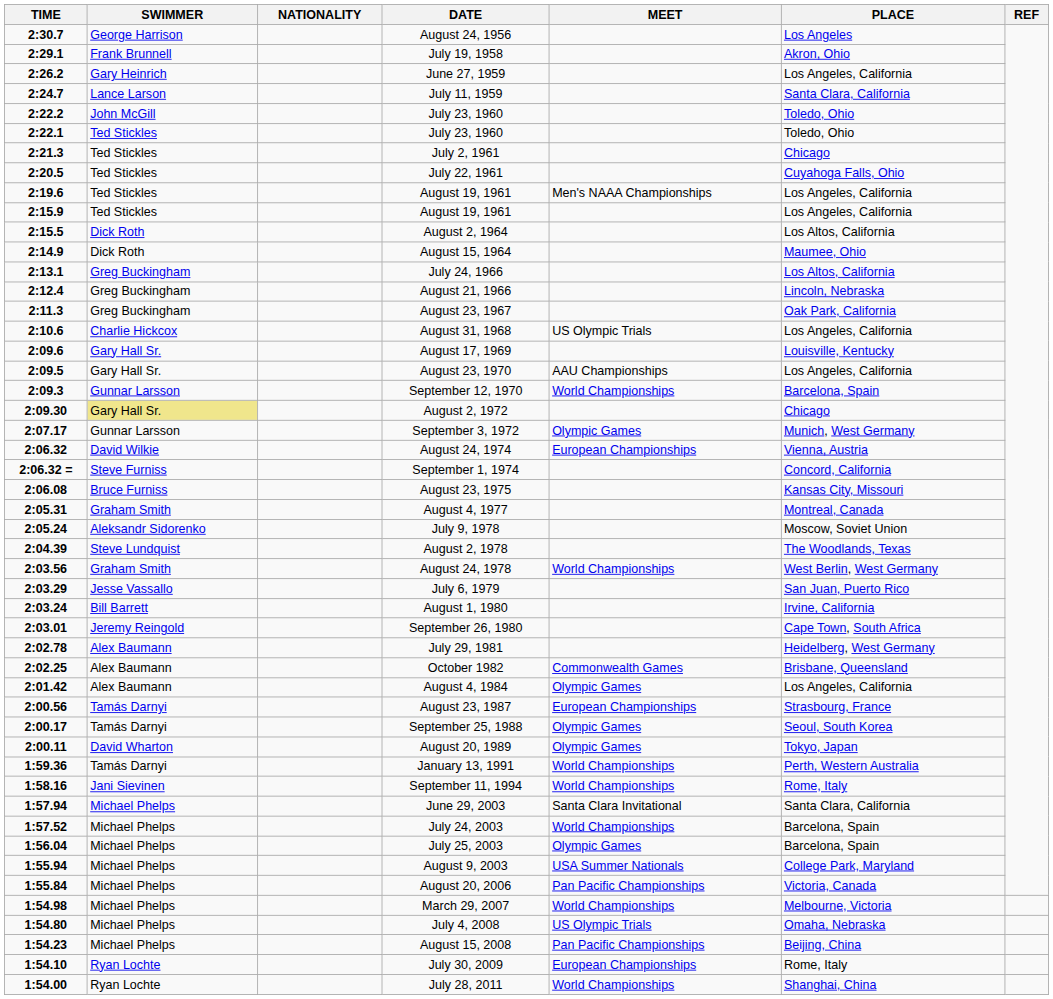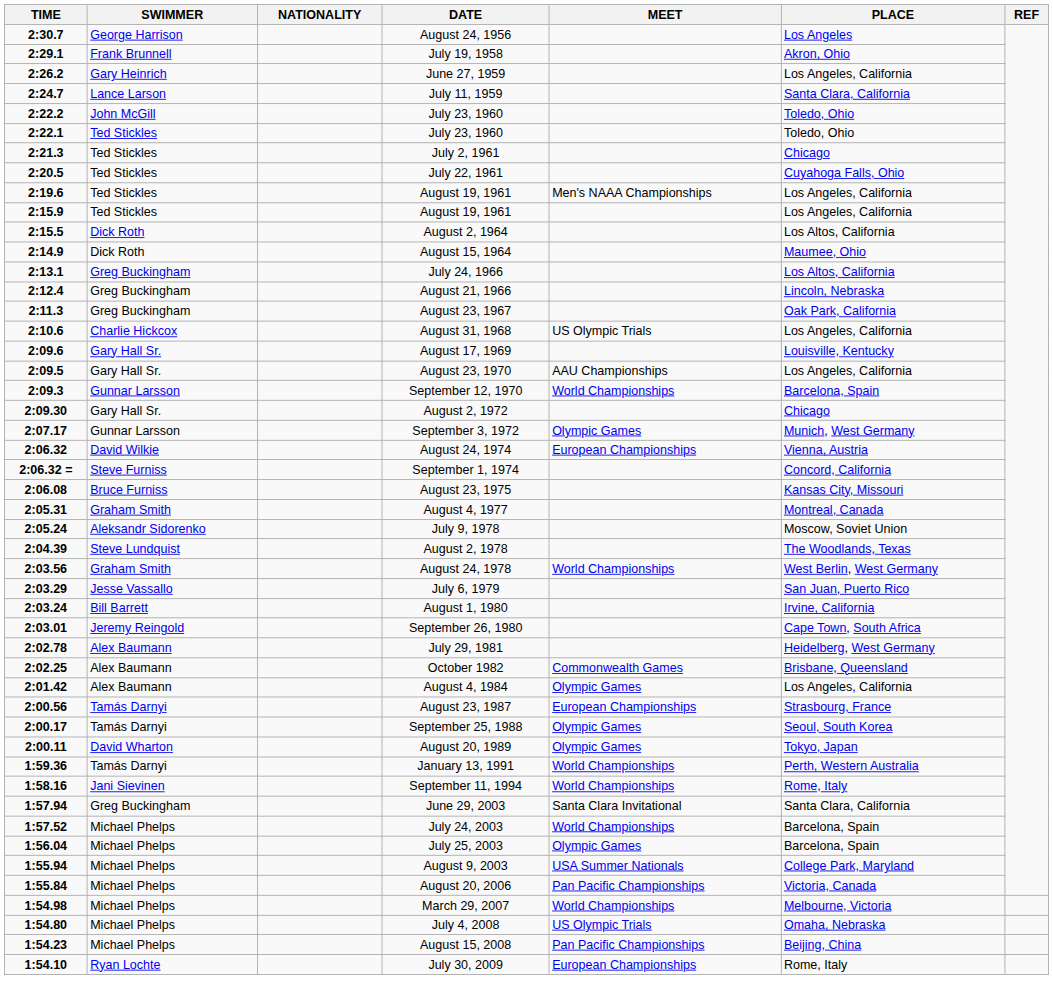(126, 411) khaki background -> (126, 411) no background
(133, 806) Michael Phelps -> (140, 806) Greg Buckingham
- row: (46, 985)
